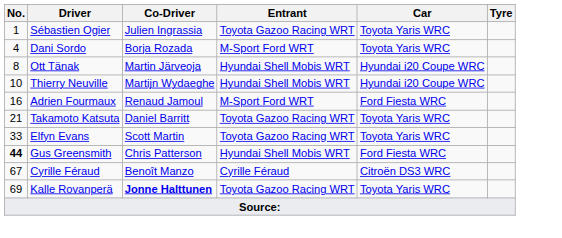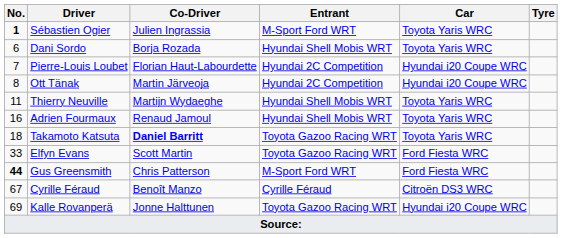(16, 30) normal -> (16, 30) bold
(287, 30) Toyota Gazoo Racing WRT -> (309, 30) M-Sport Ford WRT
(16, 48) 4 -> (16, 48) 6
(267, 48) M-Sport Ford WRT -> (327, 48) Hyundai Shell Mobis WRT
+ row: (79, 66)
(285, 66) Hyundai Shell Mobis WRT -> (322, 83) Hyundai 2C Competition
(16, 83) 10 -> (16, 101) 11
(422, 83) Hyundai i20 Coupe WRC -> (447, 101) Toyota Yaris WRC
(267, 101) M-Sport Ford WRT -> (327, 118) Hyundai Shell Mobis WRT
(403, 101) Ford Fiesta WRC -> (447, 118) Toyota Yaris WRC
(16, 118) 21 -> (16, 136) 18
(157, 118) normal -> (168, 136) bold
(405, 136) Toyota Yaris WRC -> (445, 153) Ford Fiesta WRC
(285, 153) Hyundai Shell Mobis WRT -> (309, 171) M-Sport Ford WRT
(168, 189) bold -> (173, 206) normal
(405, 189) Toyota Yaris WRC -> (464, 206) Hyundai i20 Coupe WRC
